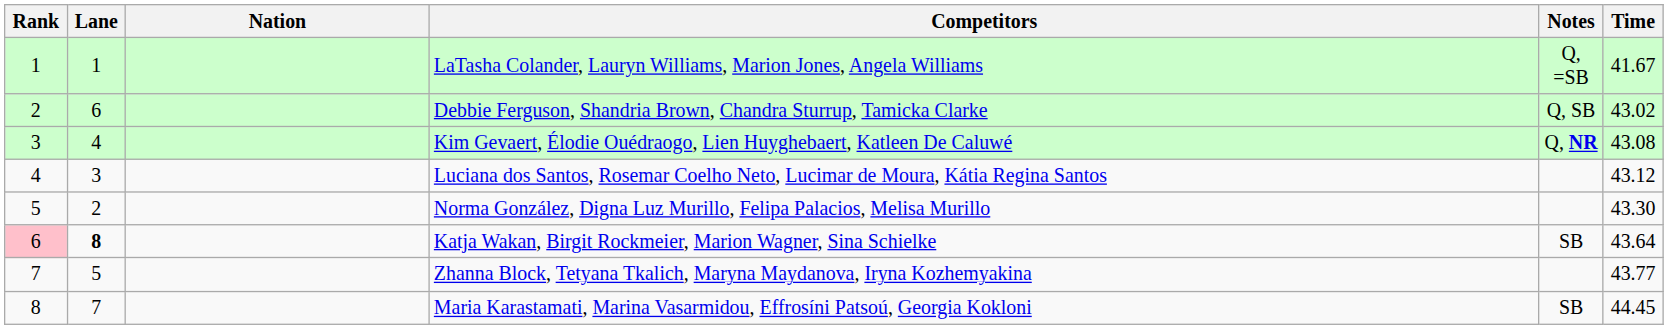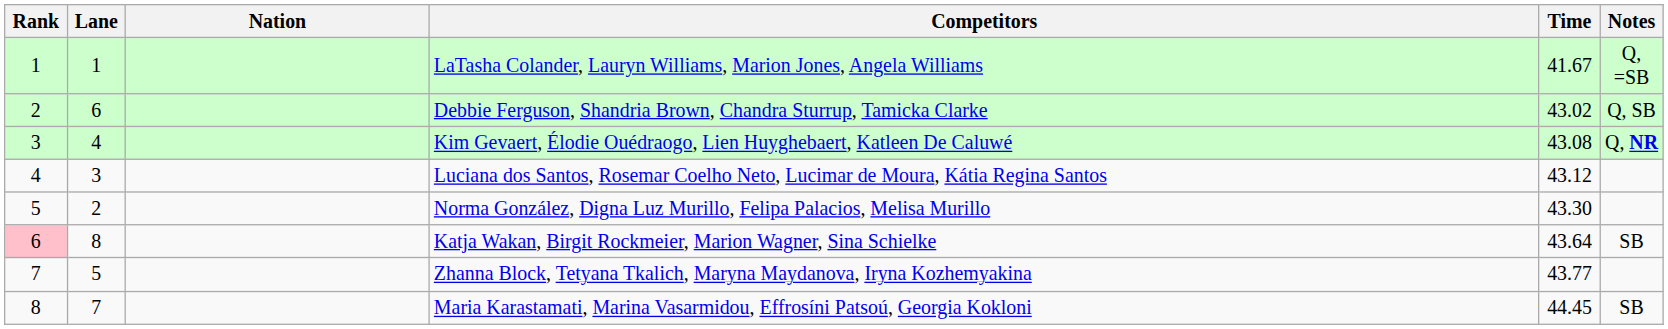columns swapped: (1633, 21) <-> (1571, 21)
(96, 241) bold -> (96, 241) normal
